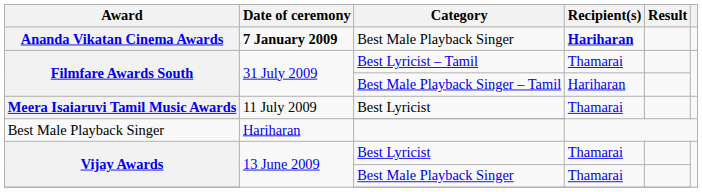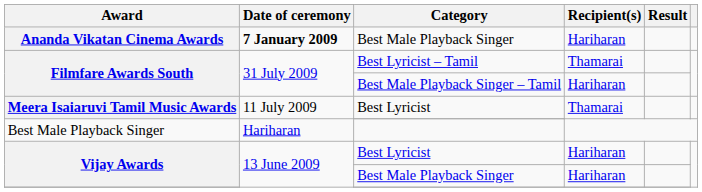(601, 38) bold -> (597, 38) normal
(595, 152) Thamarai -> (597, 152) Hariharan
(595, 175) Thamarai -> (597, 175) Hariharan
